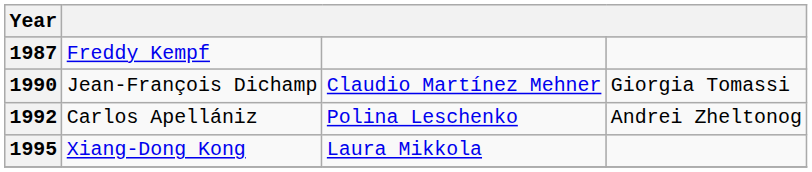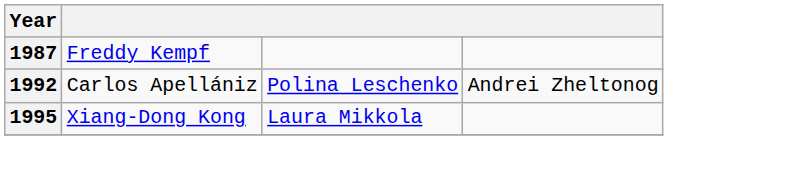- row: (33, 86)
